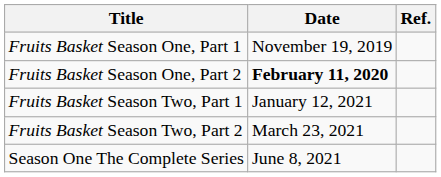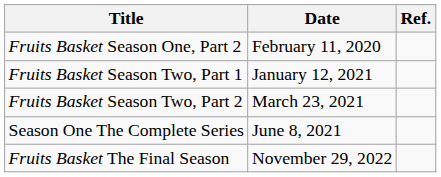- row: (125, 46)
(320, 74) bold -> (316, 46) normal
+ row: (119, 158)
